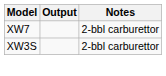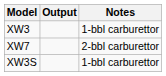+ row: (18, 29)
(120, 46) 2-bbl carburettor -> (120, 63) 1-bbl carburettor
